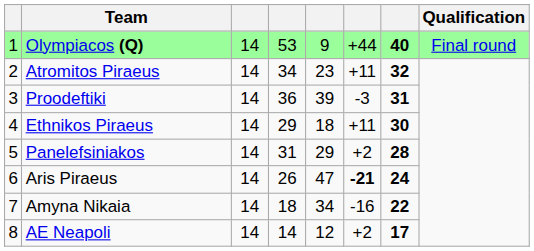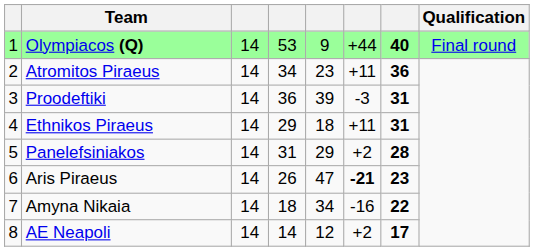(400, 71) 32 -> (400, 71) 36
(400, 125) 30 -> (400, 125) 31
(400, 179) 24 -> (400, 179) 23
